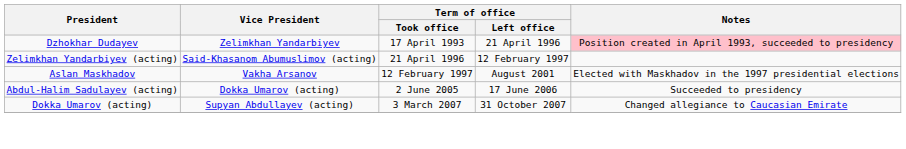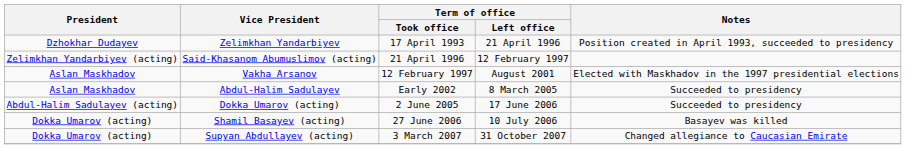(736, 43) pink background -> (736, 43) no background
+ row: (280, 89)
+ row: (280, 120)
